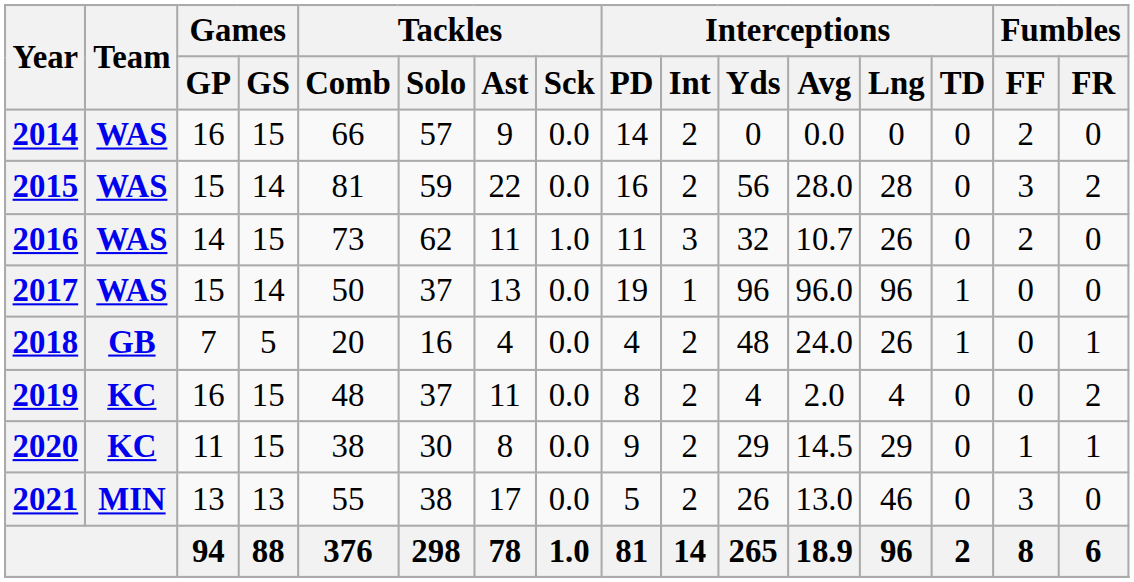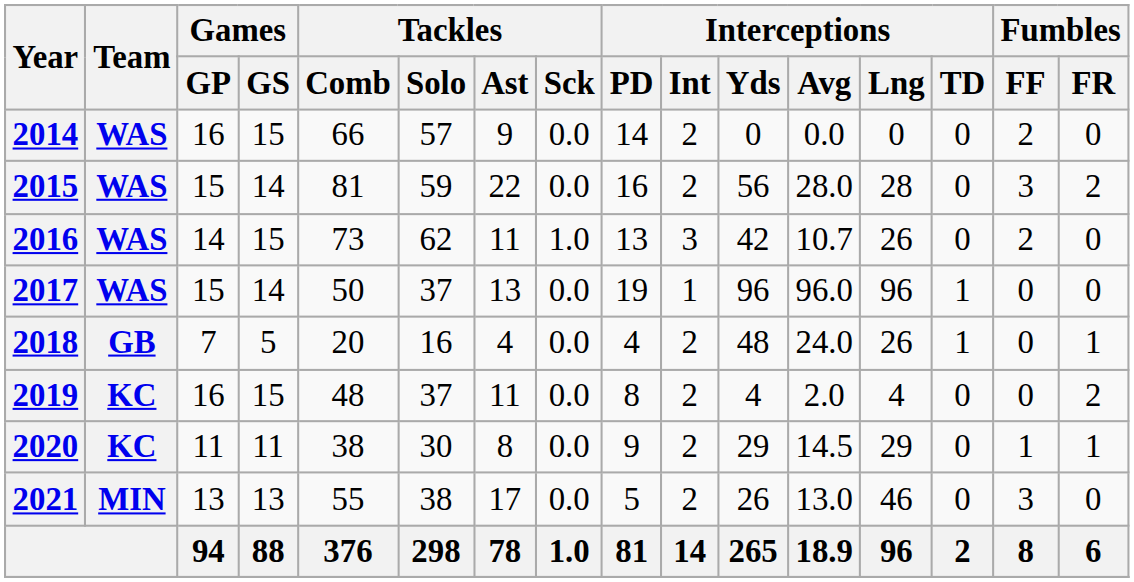(632, 238) 11 -> (632, 238) 13
(753, 238) 32 -> (753, 238) 42
(268, 446) 15 -> (268, 446) 11
